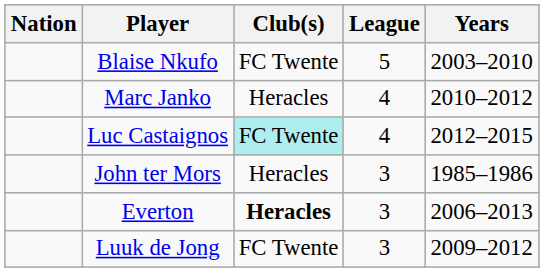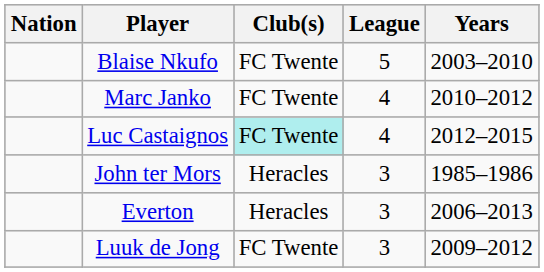(289, 98) Heracles -> (289, 98) FC Twente
(289, 211) bold -> (289, 211) normal
